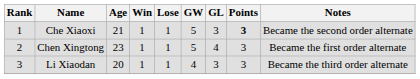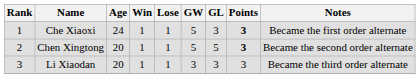(118, 30) 21 -> (118, 30) 24
(338, 30) Became the second order alternate -> (338, 30) Became the first order alternate
(118, 47) 23 -> (118, 47) 20
(216, 47) 4 -> (216, 47) 5
(243, 47) normal -> (243, 47) bold
(338, 47) Became the first order alternate -> (338, 47) Became the second order alternate
(193, 64) 4 -> (193, 64) 3
